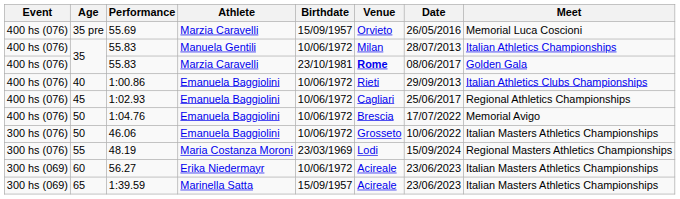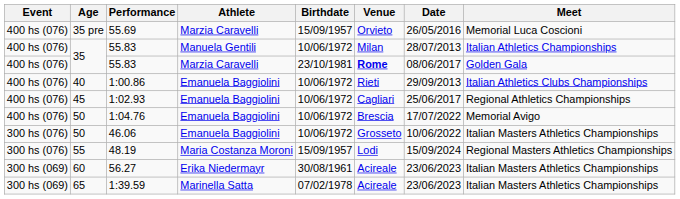(325, 151) 23/03/1969 -> (325, 151) 15/09/1957
(325, 168) 10/06/1972 -> (325, 168) 30/08/1961
(325, 185) 15/09/1957 -> (325, 185) 07/02/1978
